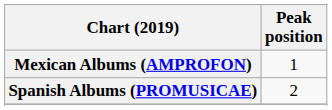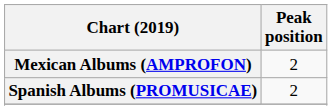(294, 63) 1 -> (294, 63) 2
